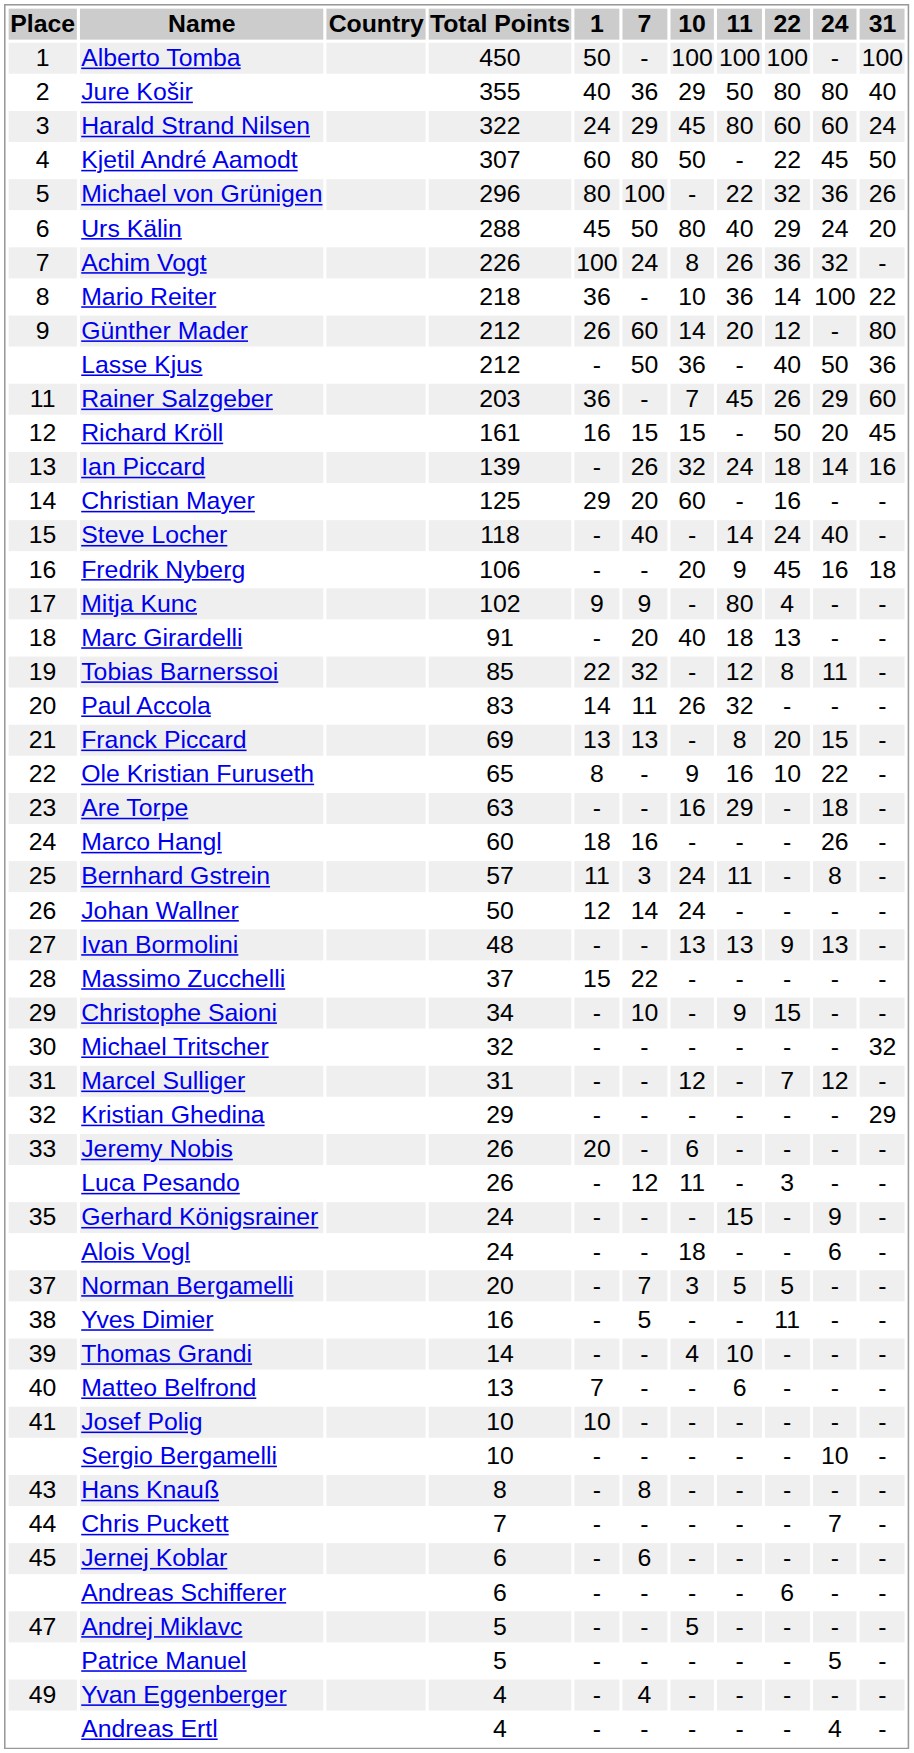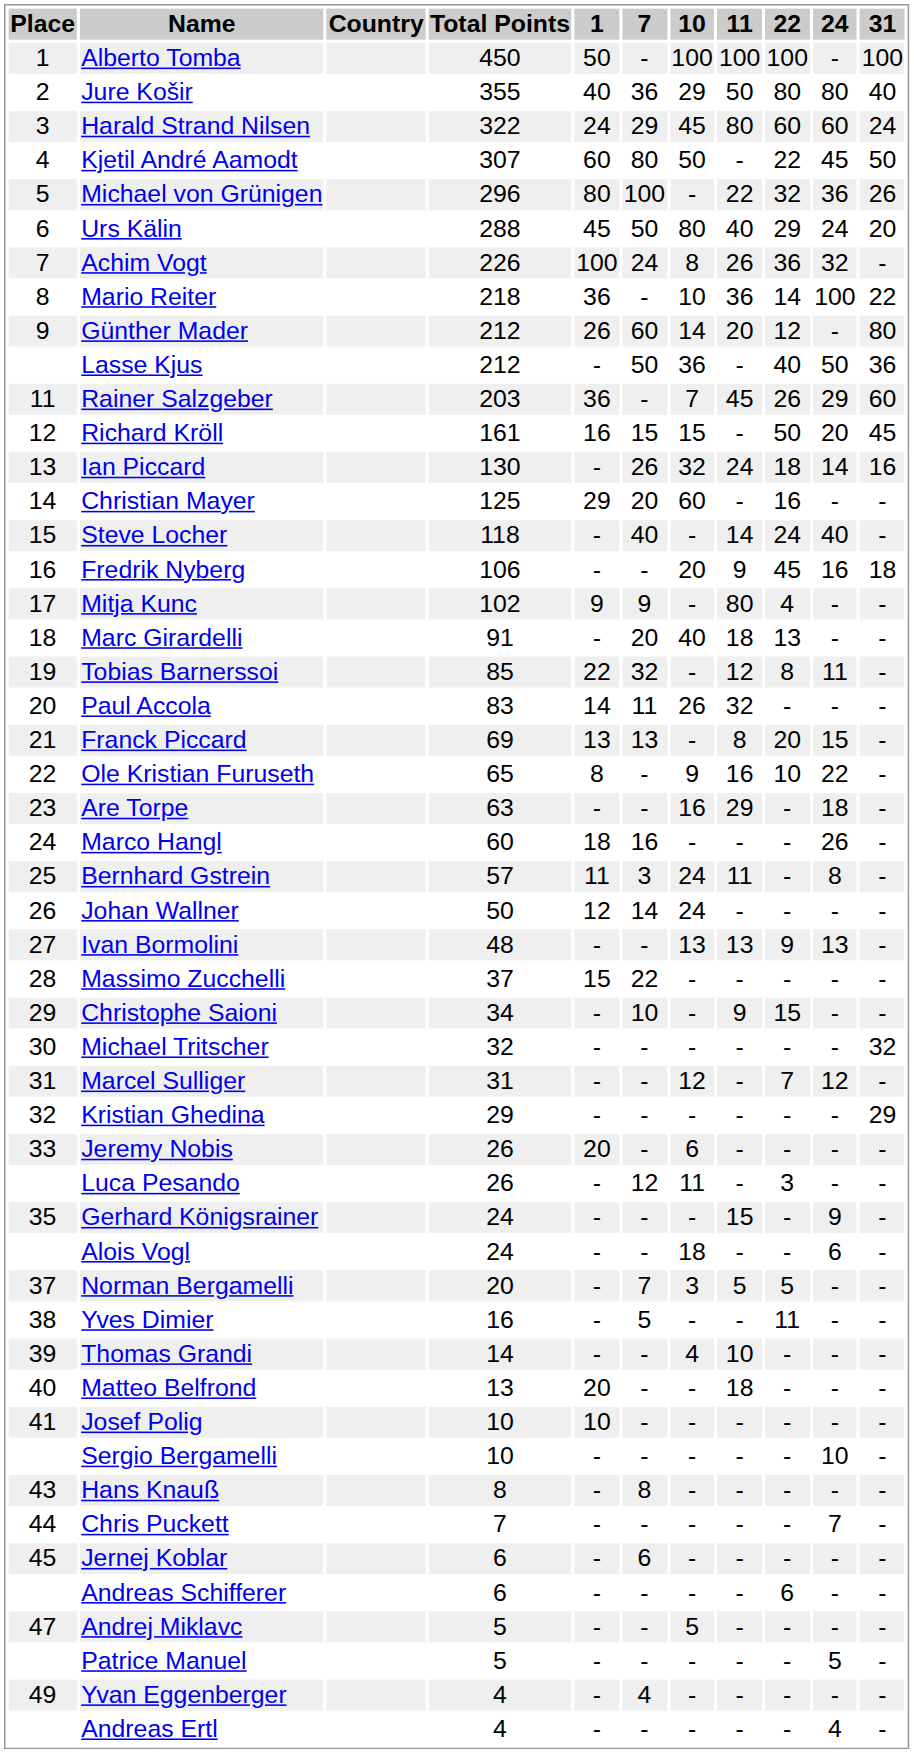(500, 467) 139 -> (500, 467) 130
(597, 1387) 7 -> (597, 1387) 20
(740, 1387) 6 -> (740, 1387) 18
